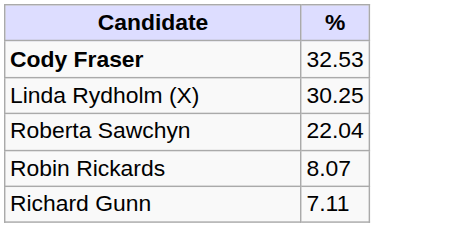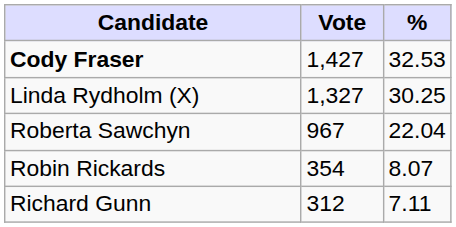+ column: (342, 22)
